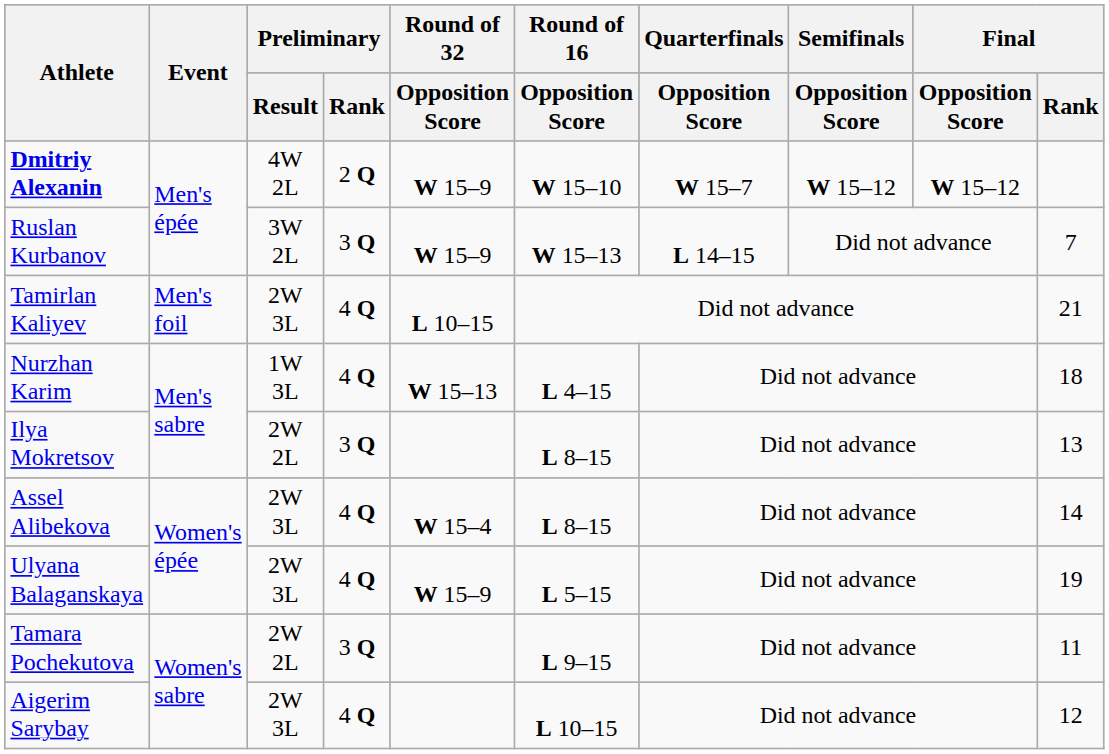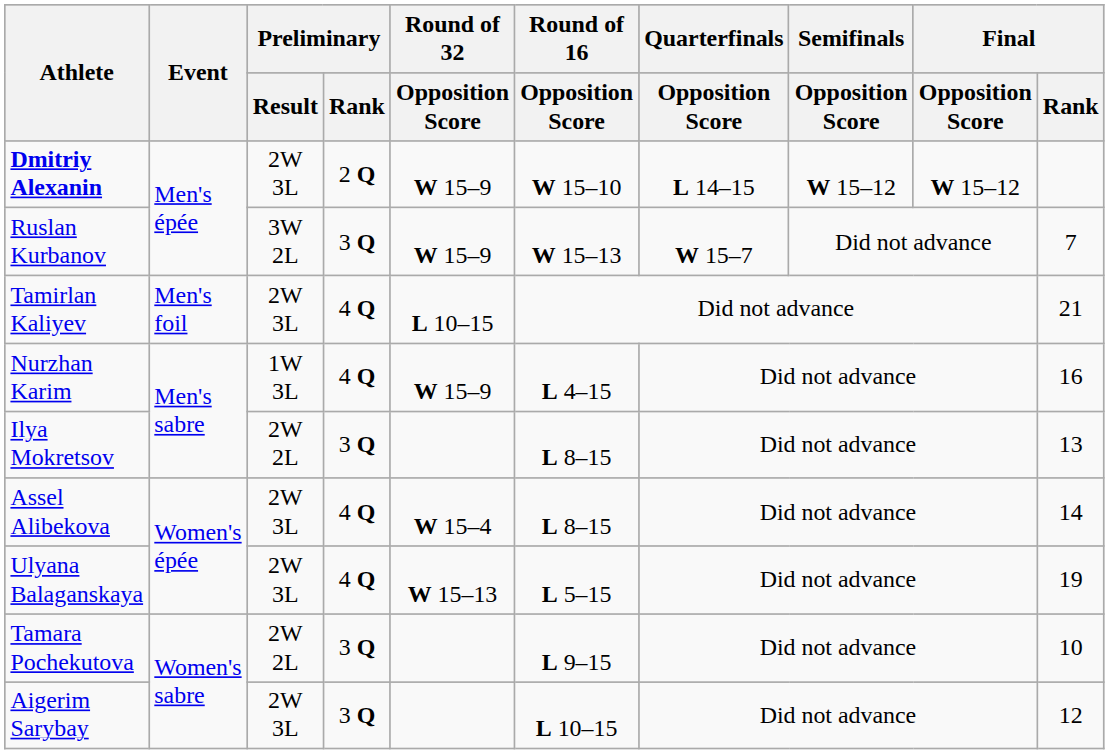(285, 174) 4W 2L -> (285, 174) 2W 3L
(714, 188) W 15–7 -> (714, 188) L 14–15
(714, 255) L 14–15 -> (714, 255) W 15–7
(453, 391) W 15–13 -> (453, 391) W 15–9
(1071, 376) 18 -> (1071, 376) 16
(453, 593) W 15–9 -> (453, 593) W 15–13
(1071, 647) 11 -> (1071, 647) 10
(357, 715) 4 Q -> (357, 715) 3 Q
